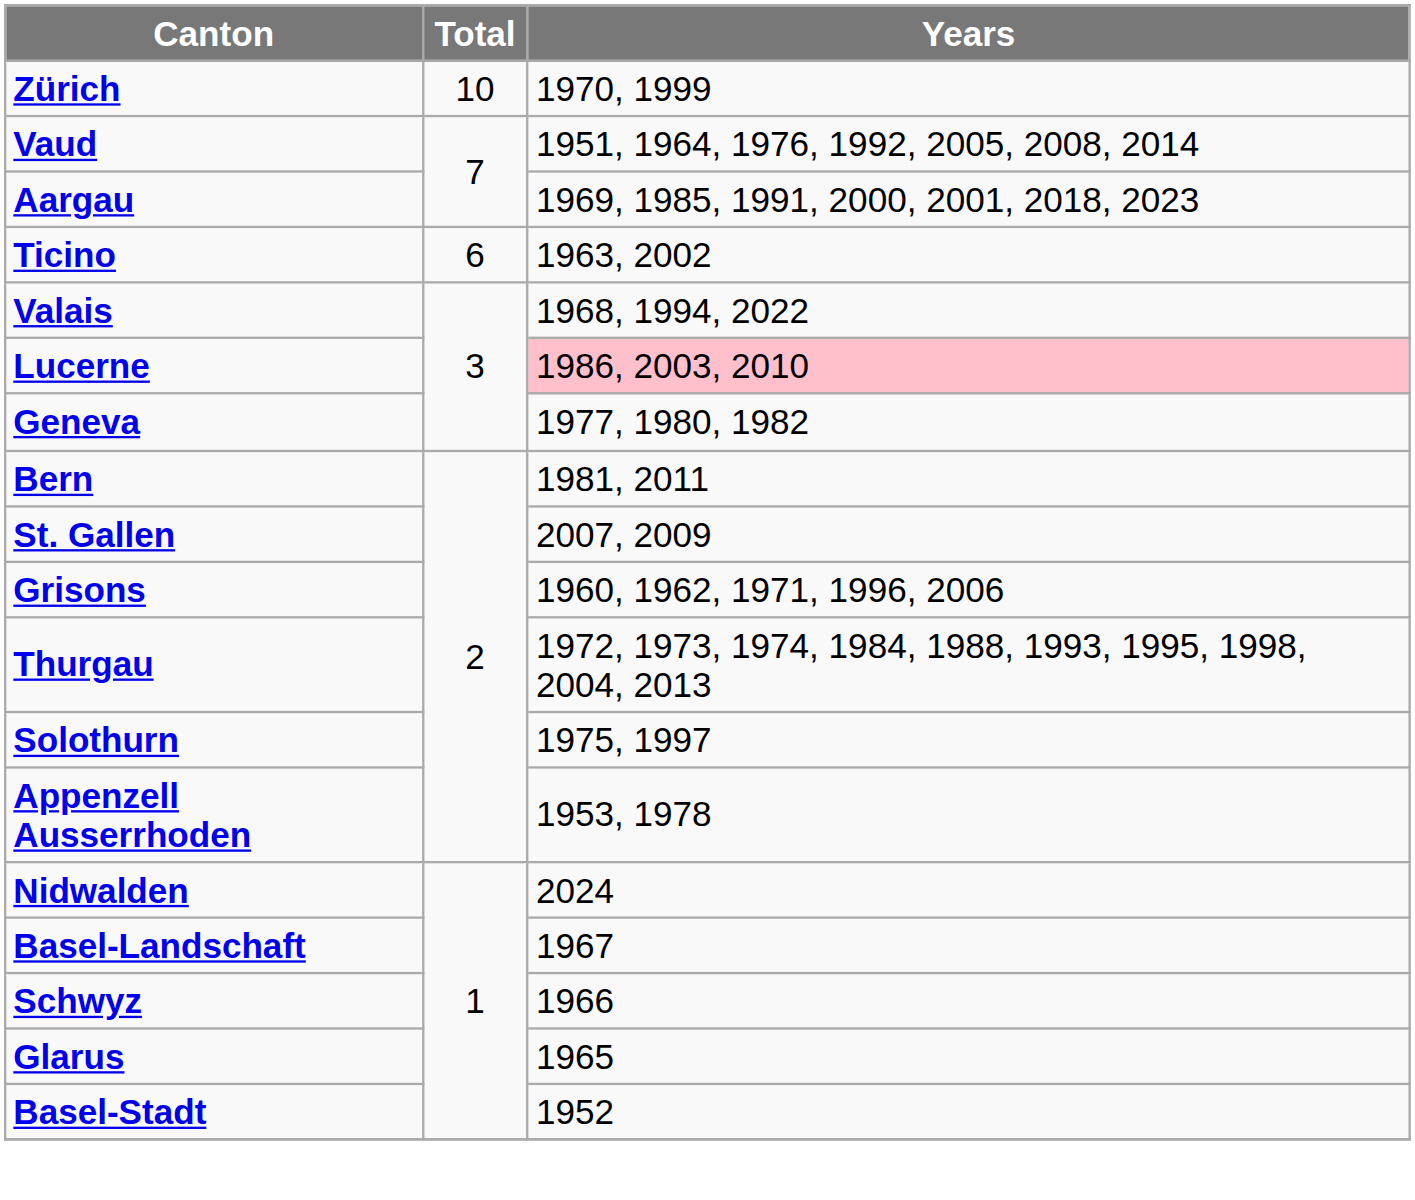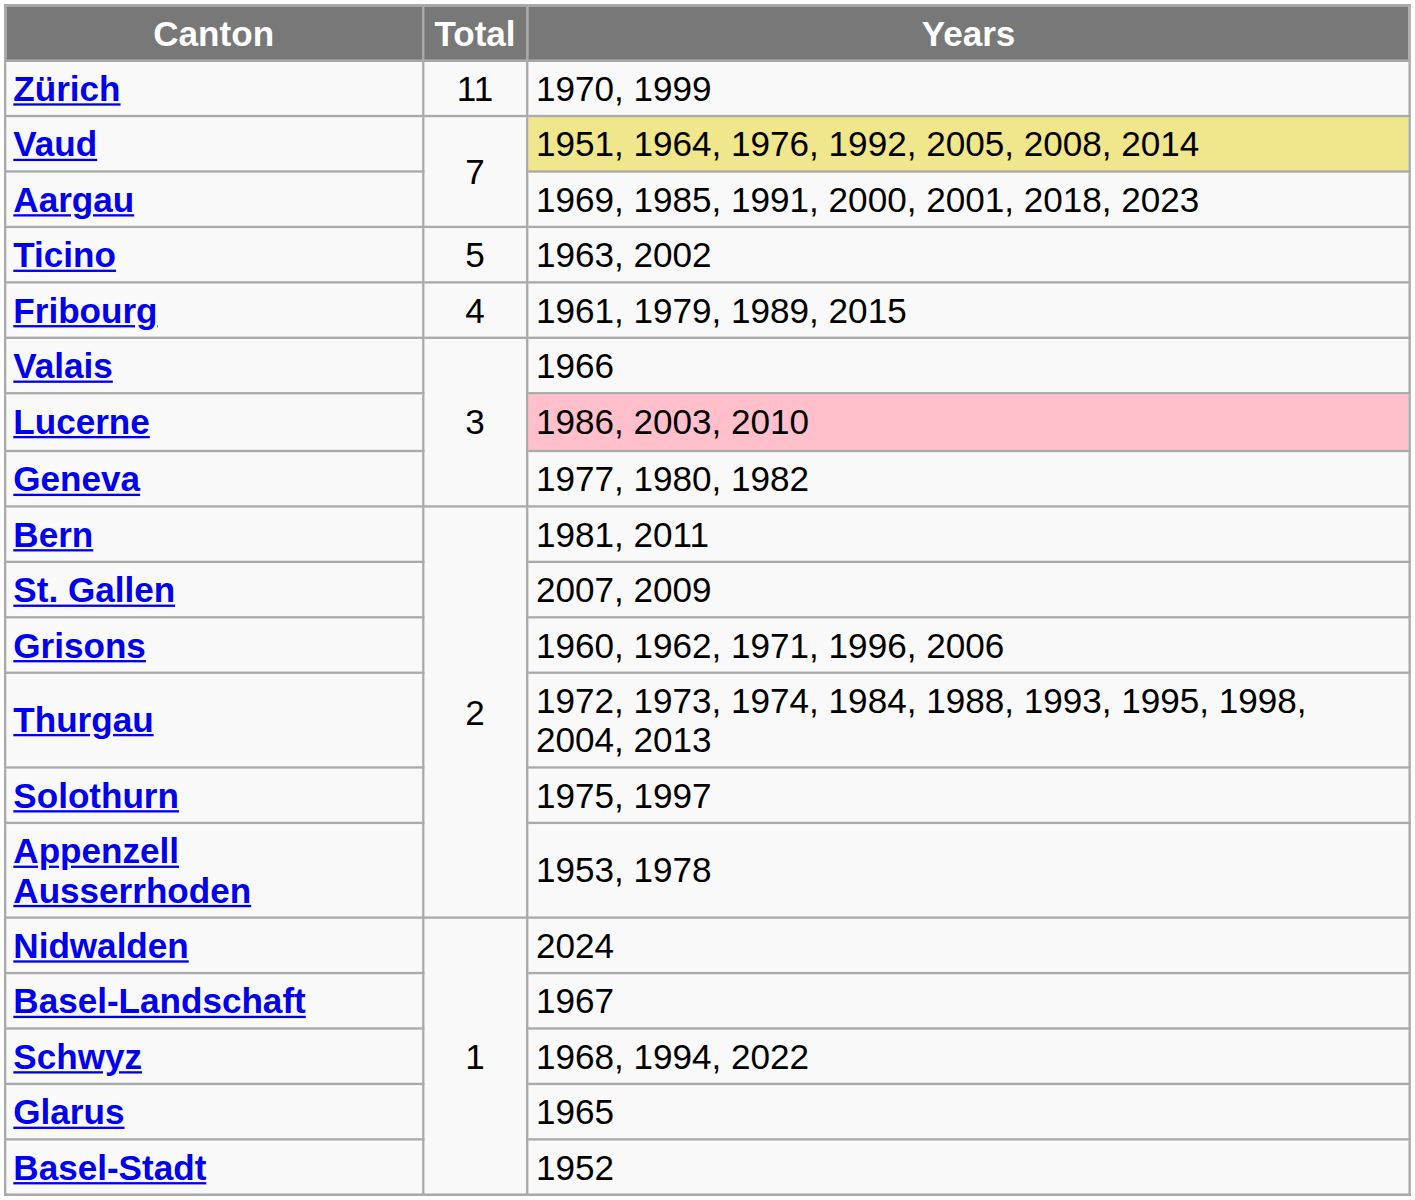(475, 89) 10 -> (475, 89) 11
(868, 144) no background -> (868, 144) khaki background
(475, 255) 6 -> (475, 255) 5
+ row: (85, 311)
(673, 311) 1968, 1994, 2022 -> (575, 367) 1966
(575, 1001) 1966 -> (673, 1057) 1968, 1994, 2022
